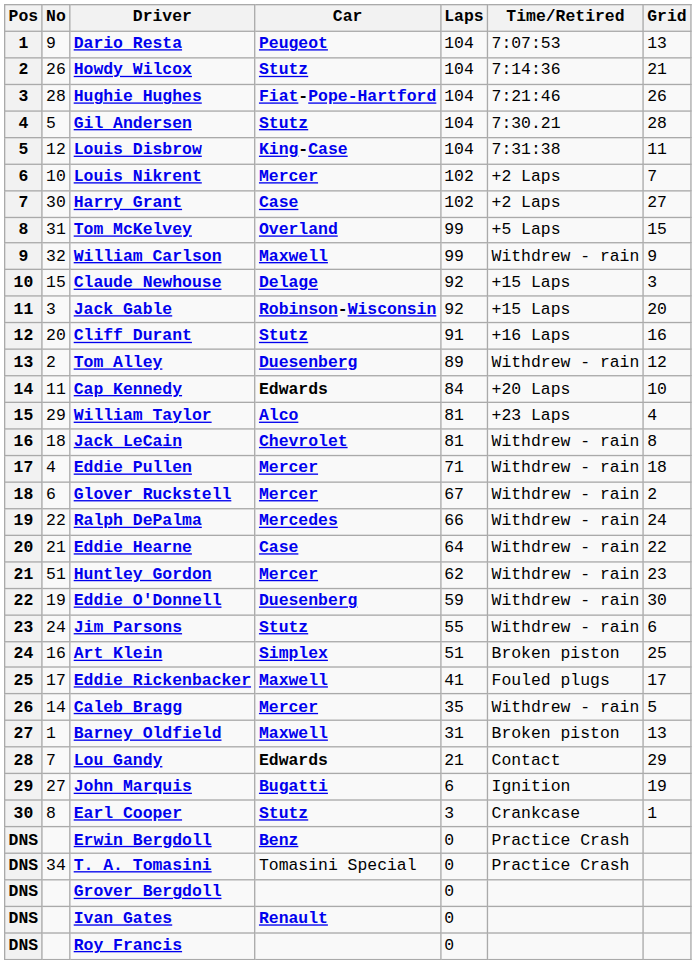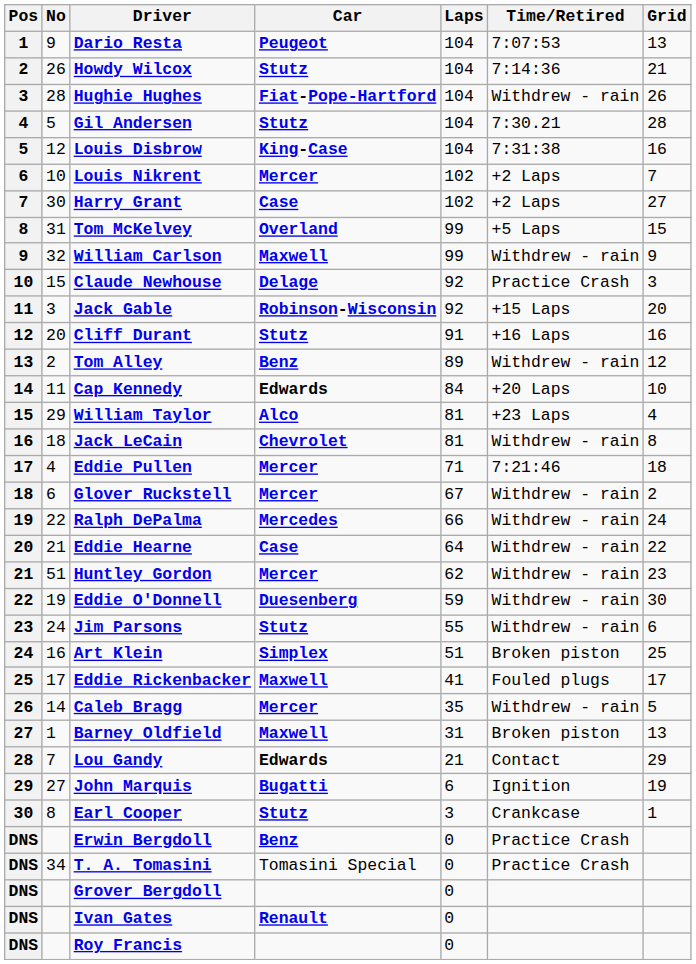(526, 98) 7:21:46 -> (565, 98) Withdrew - rain
(657, 151) 11 -> (657, 151) 16
(531, 283) +15 Laps -> (561, 283) Practice Crash
(308, 363) Duesenberg -> (279, 363) Benz
(565, 469) Withdrew - rain -> (526, 469) 7:21:46
